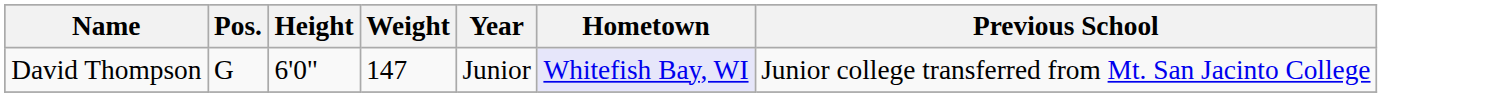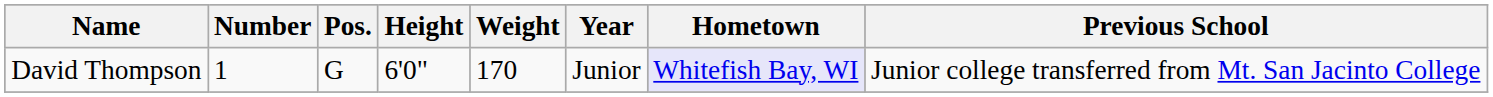+ column: (263, 26)
(387, 69) 147 -> (497, 69) 170
